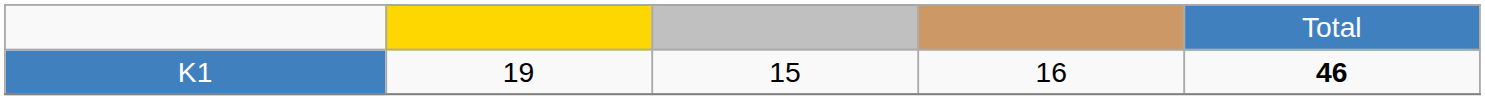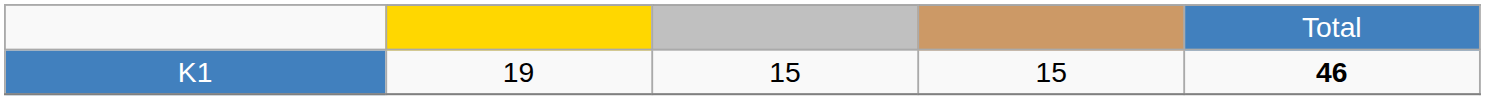(1051, 72) 16 -> (1051, 72) 15
